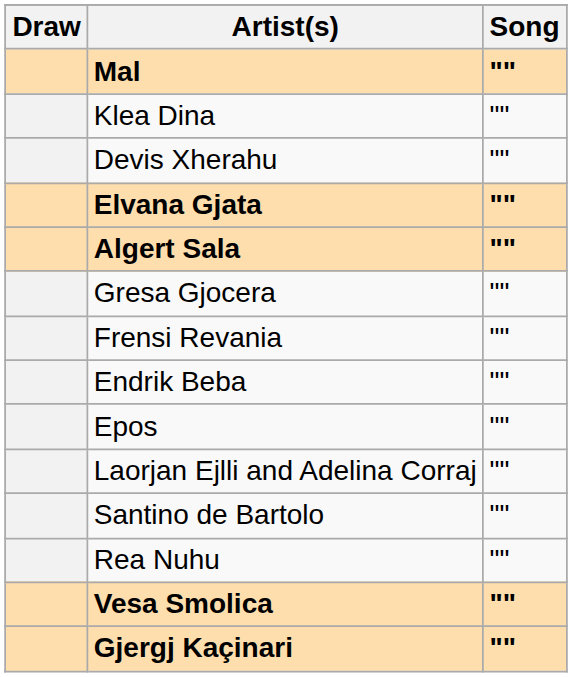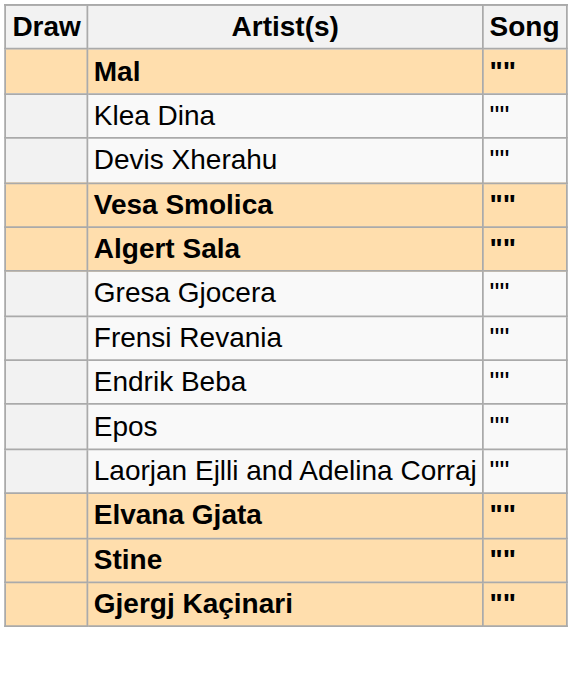rows swapped: (183, 603) <-> (178, 204)
- row: (209, 515)
- row: (157, 559)
+ row: (128, 559)
